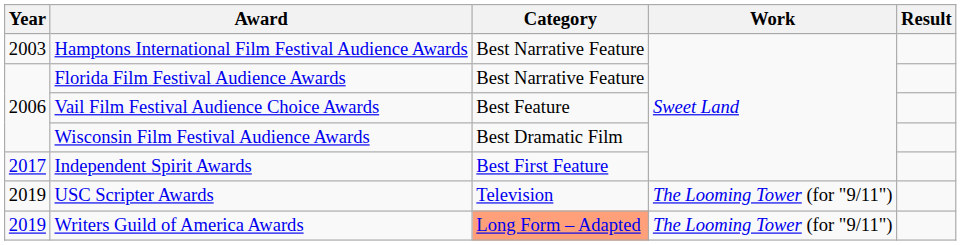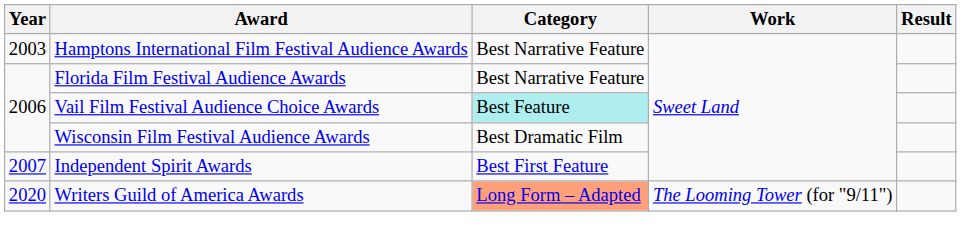(523, 107) no background -> (523, 107) paleturquoise background
(27, 166) 2017 -> (27, 166) 2007
- row: (134, 195)
(27, 225) 2019 -> (27, 195) 2020
